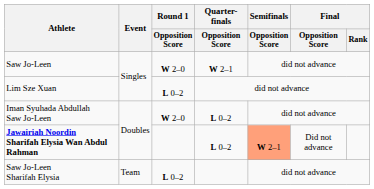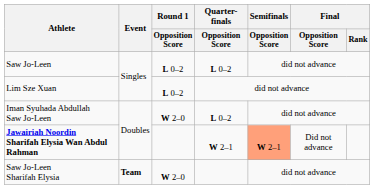(173, 69) W 2–0 -> (173, 69) L 0–2
(221, 69) W 2–1 -> (221, 69) L 0–2
(221, 148) L 0–2 -> (221, 148) W 2–1
(130, 172) normal -> (131, 172) bold
(173, 177) L 0–2 -> (173, 177) W 2–0
